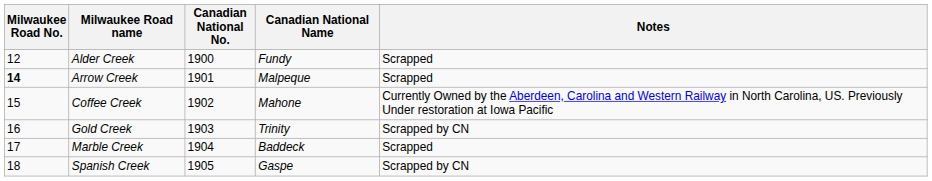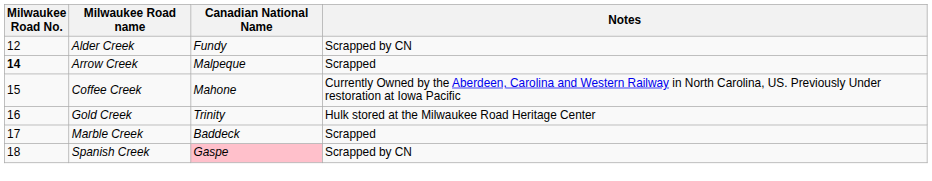- column: (220, 27)
(408, 59) Scrapped -> (368, 45) Scrapped by CN
(426, 128) Scrapped by CN -> (460, 115) Hulk stored at the Milwaukee Road Heritage Center
(276, 166) no background -> (211, 153) pink background
